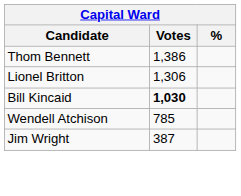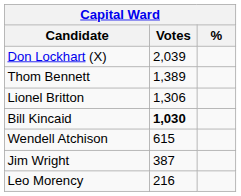+ row: (57, 56)
(169, 56) 1,386 -> (169, 77) 1,389
(164, 118) 785 -> (164, 139) 615
+ row: (45, 181)
